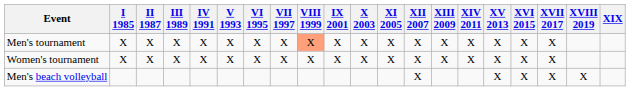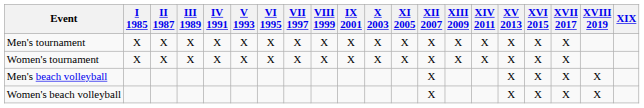(311, 42) lightsalmon background -> (324, 42) no background
+ row: (64, 94)
